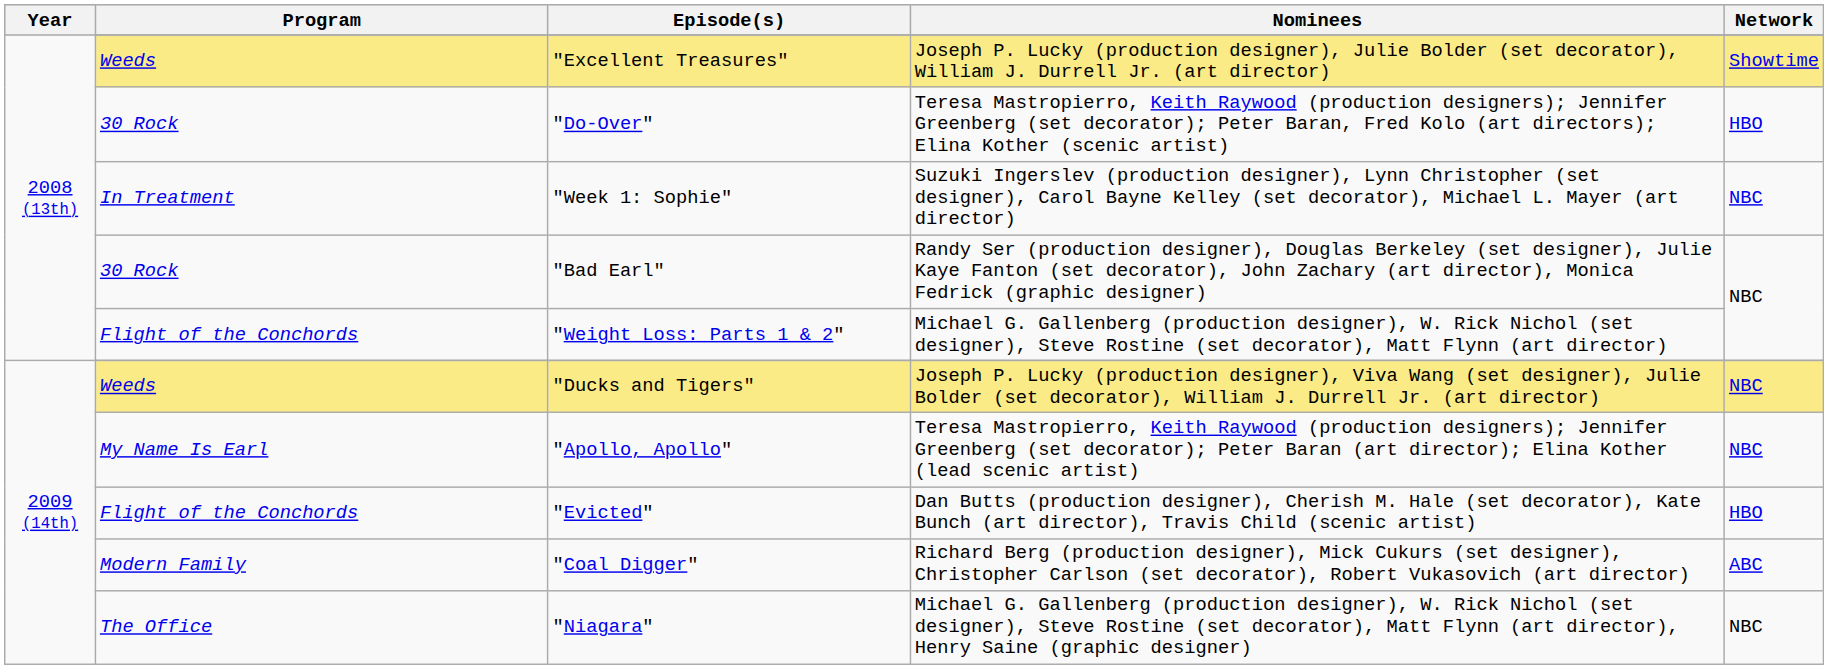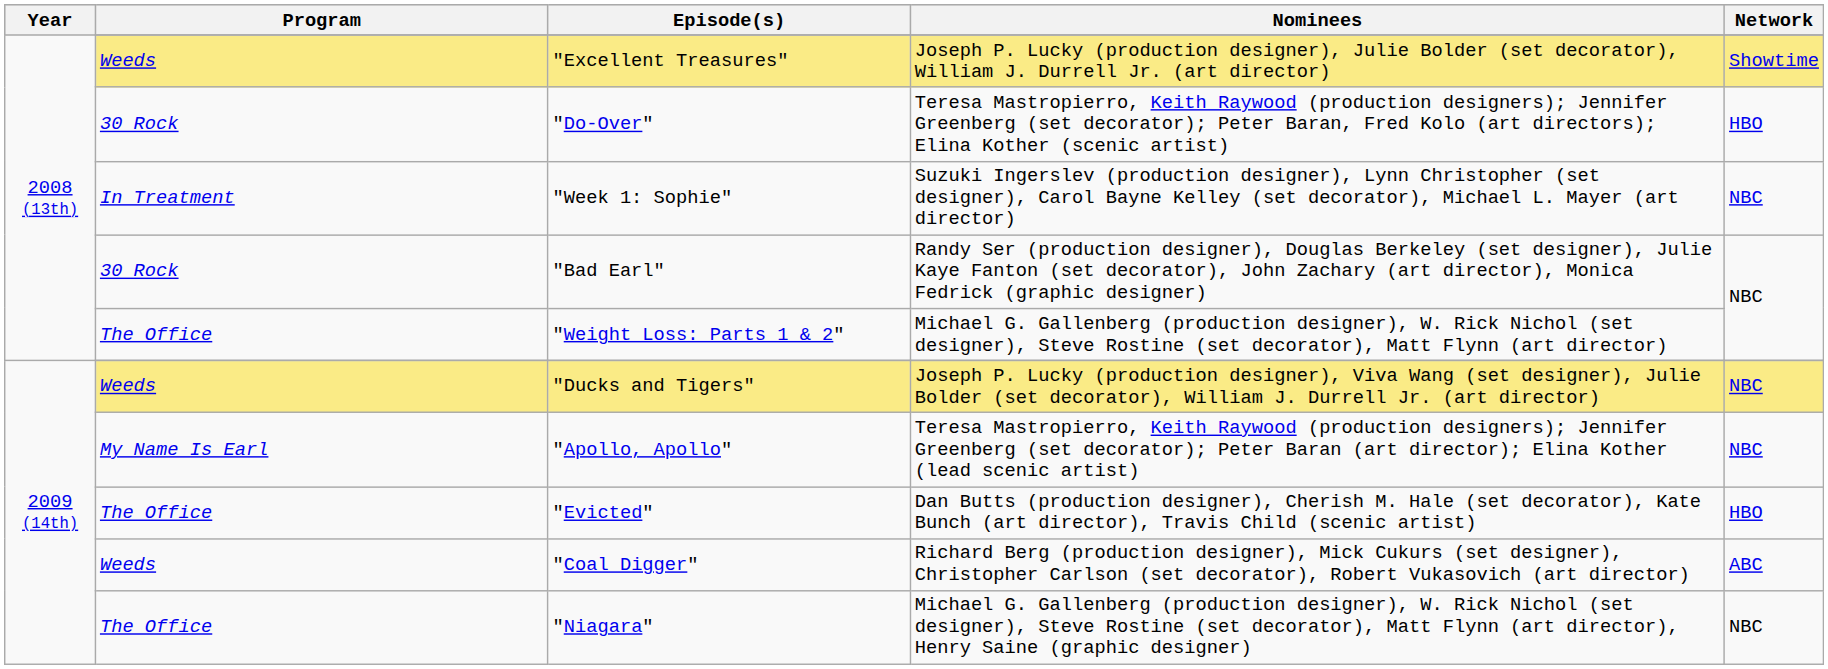(229, 335) Flight of the Conchords -> (156, 335) The Office
(229, 512) Flight of the Conchords -> (156, 512) The Office
(173, 565) Modern Family -> (128, 565) Weeds
